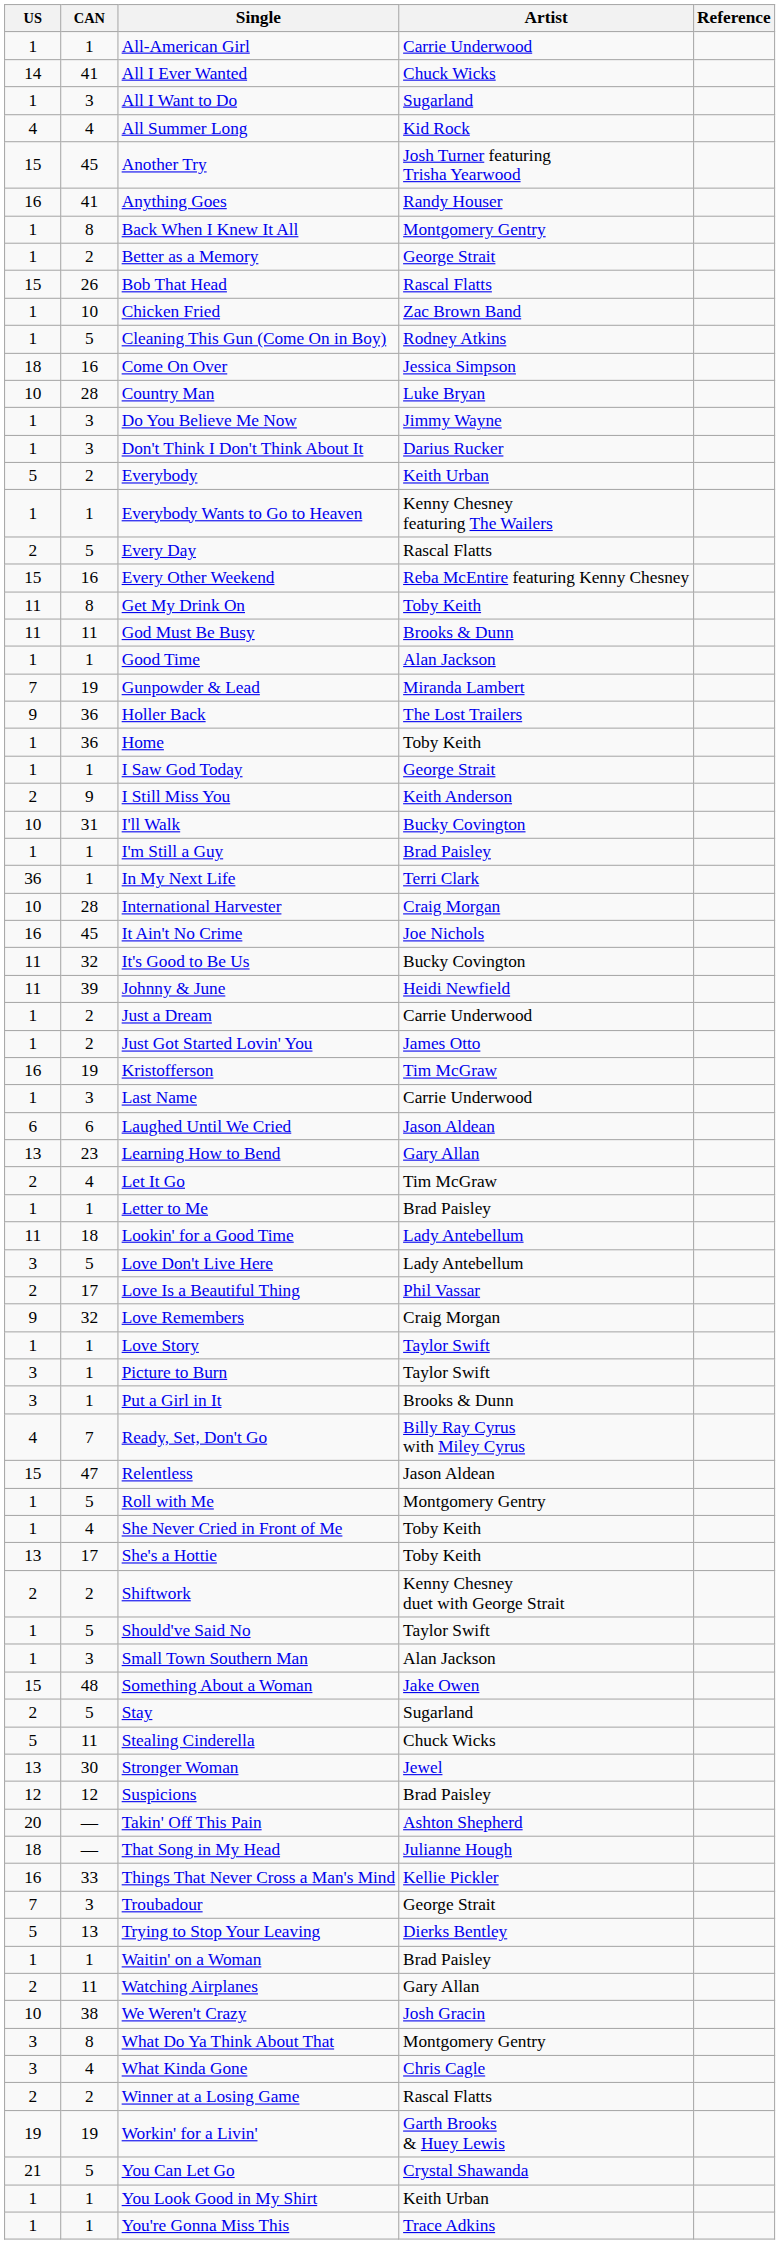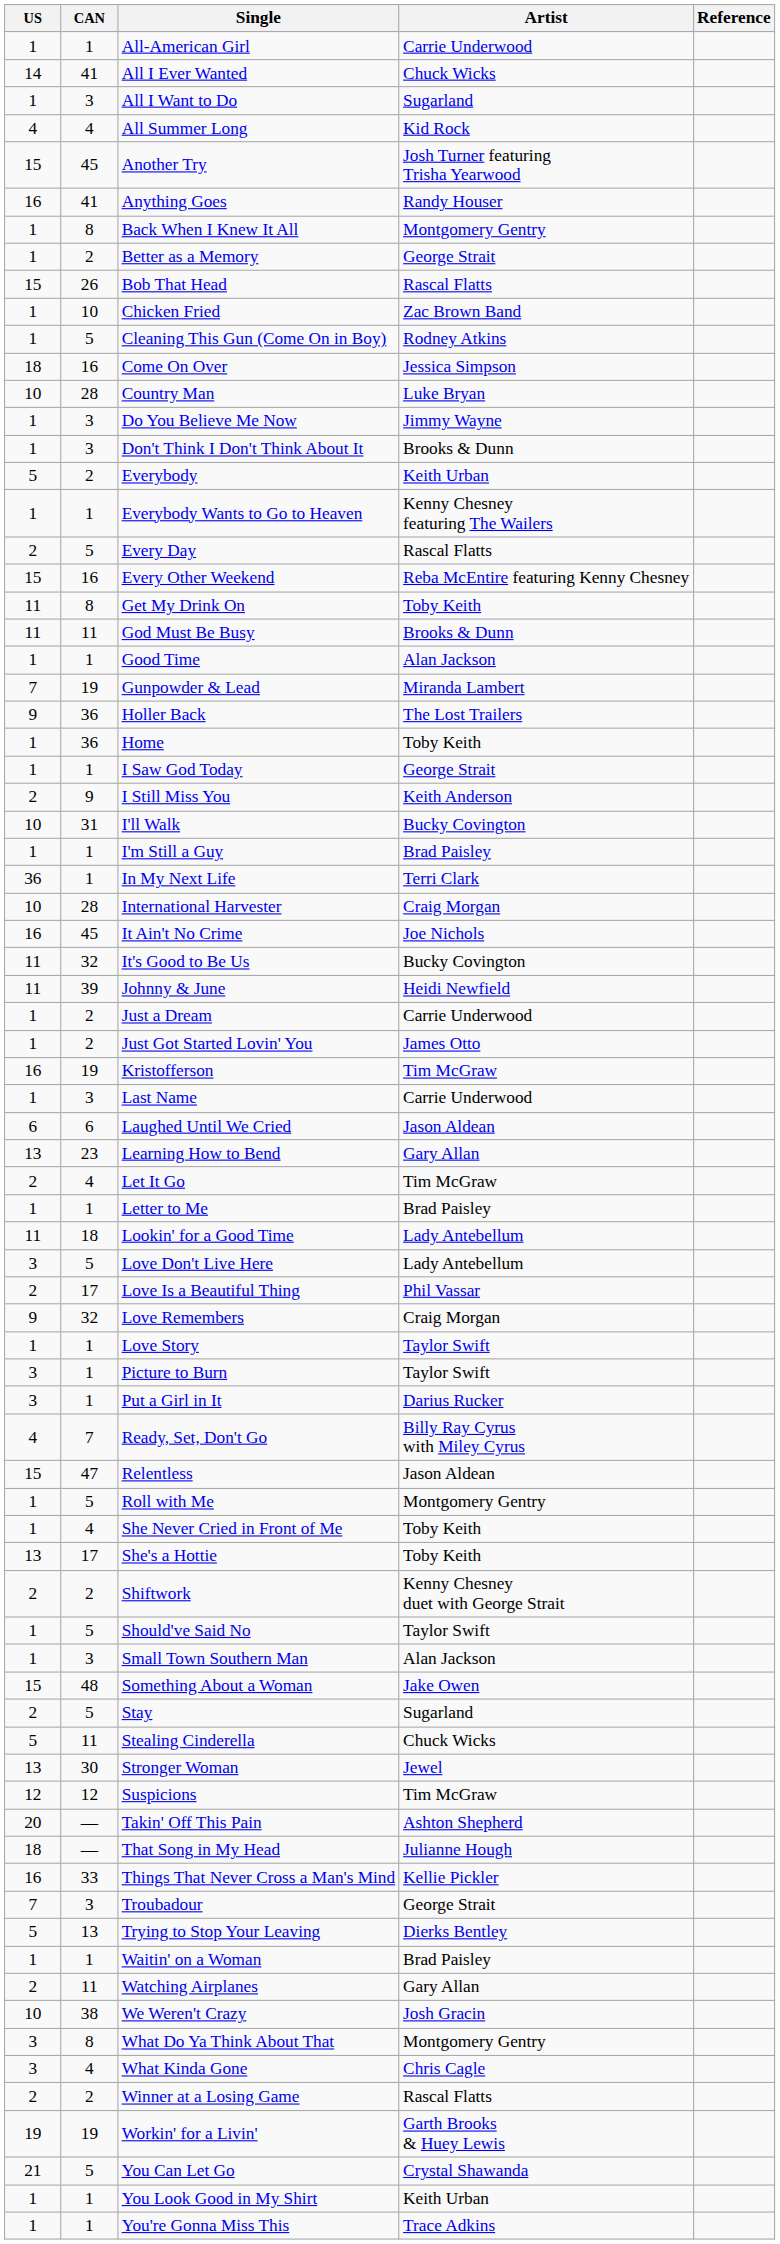(453, 448) Darius Rucker -> (458, 448) Brooks & Dunn
(458, 1399) Brooks & Dunn -> (453, 1399) Darius Rucker
(447, 1795) Brad Paisley -> (450, 1795) Tim McGraw
